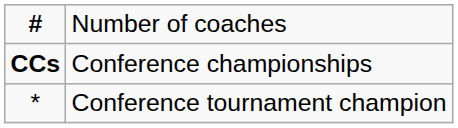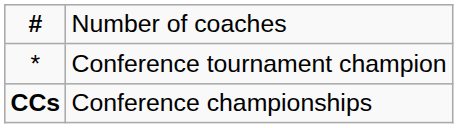rows swapped: (35, 63) <-> (35, 102)
